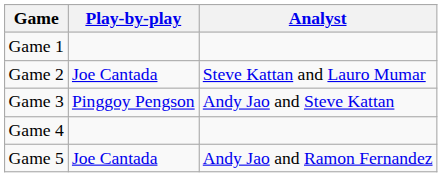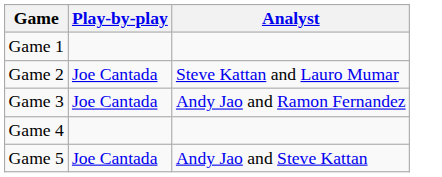(133, 102) Pinggoy Pengson -> (115, 102) Joe Cantada
(299, 102) Andy Jao and Steve Kattan -> (291, 102) Andy Jao and Ramon Fernandez
(318, 158) Andy Jao and Ramon Fernandez -> (272, 158) Andy Jao and Steve Kattan
